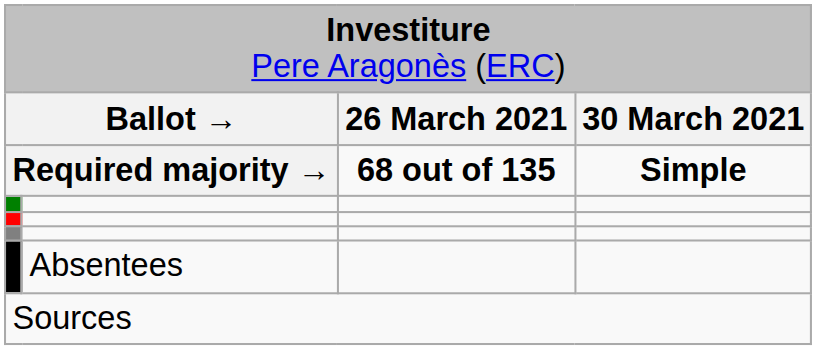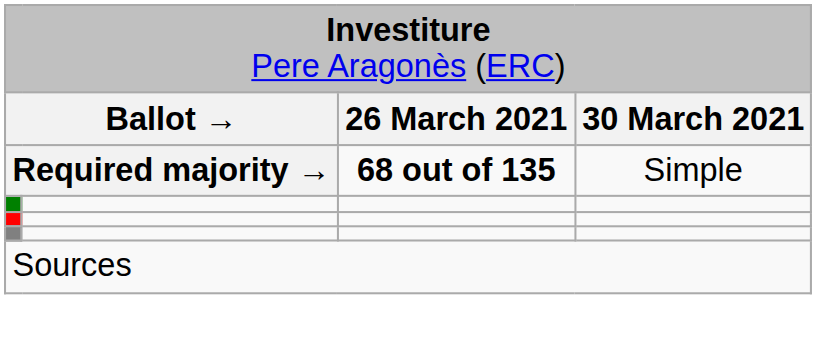(693, 169) bold -> (693, 169) normal
- row: (14, 267)
